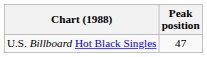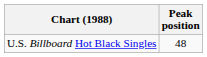(181, 43) 47 -> (181, 43) 48
